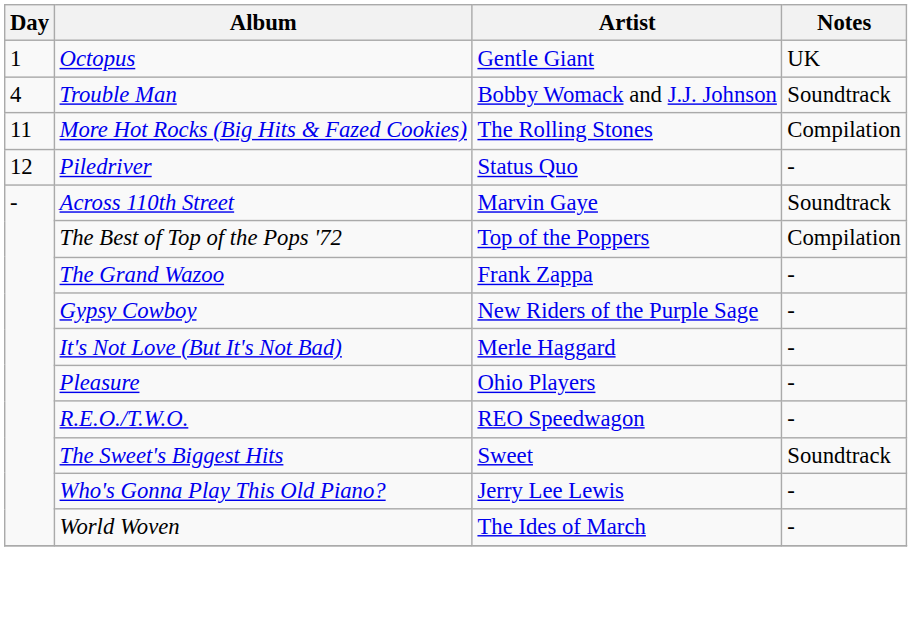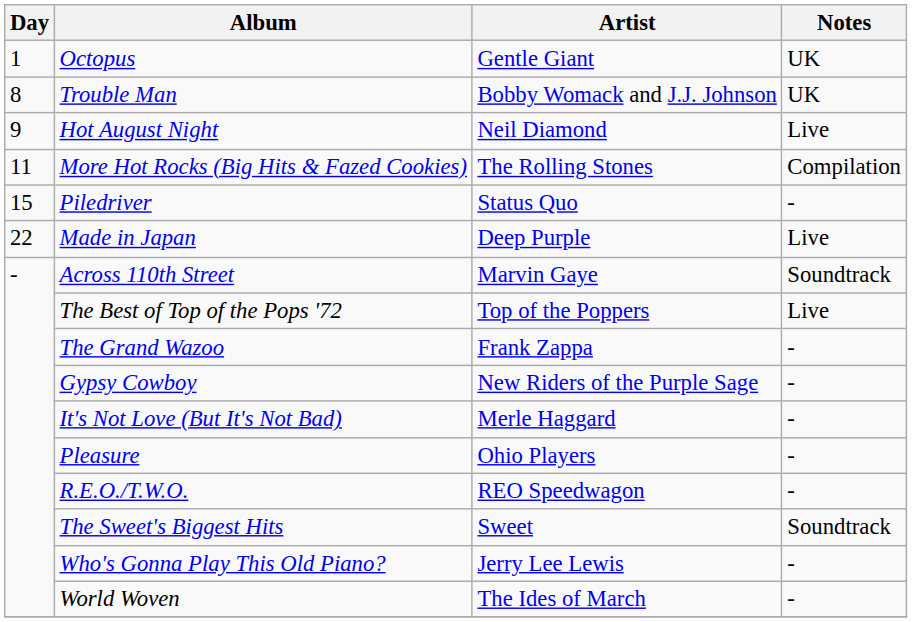(16, 94) 4 -> (16, 94) 8
(839, 94) Soundtrack -> (804, 94) UK
+ row: (139, 130)
(21, 166) 12 -> (21, 202) 15
+ row: (128, 238)
(844, 238) Compilation -> (808, 310) Live
